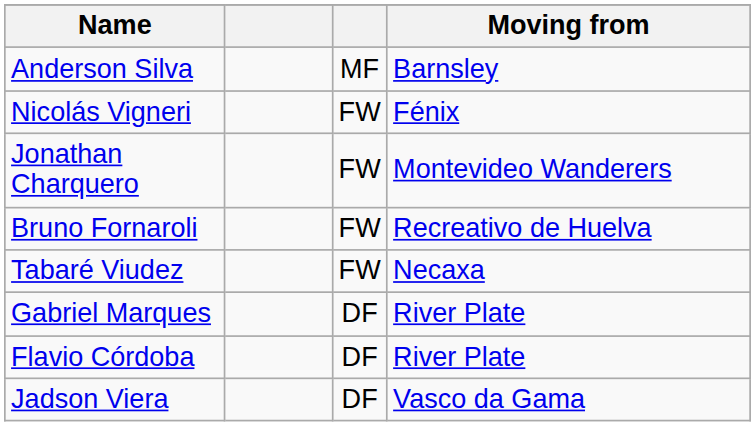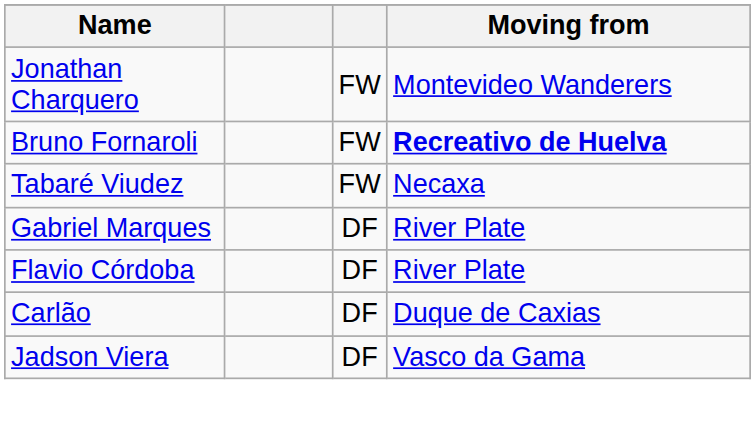- row: (102, 68)
- row: (101, 111)
(522, 227) normal -> (530, 142) bold
+ row: (51, 313)
